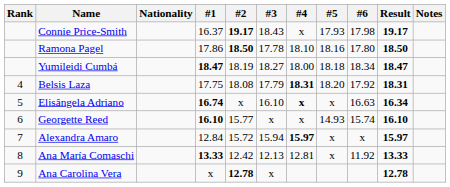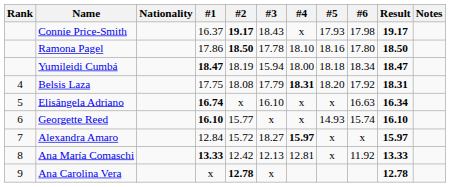(271, 66) 18.27 -> (271, 66) 15.94
(302, 102) bold -> (302, 102) normal
(271, 137) 15.94 -> (271, 137) 18.27
